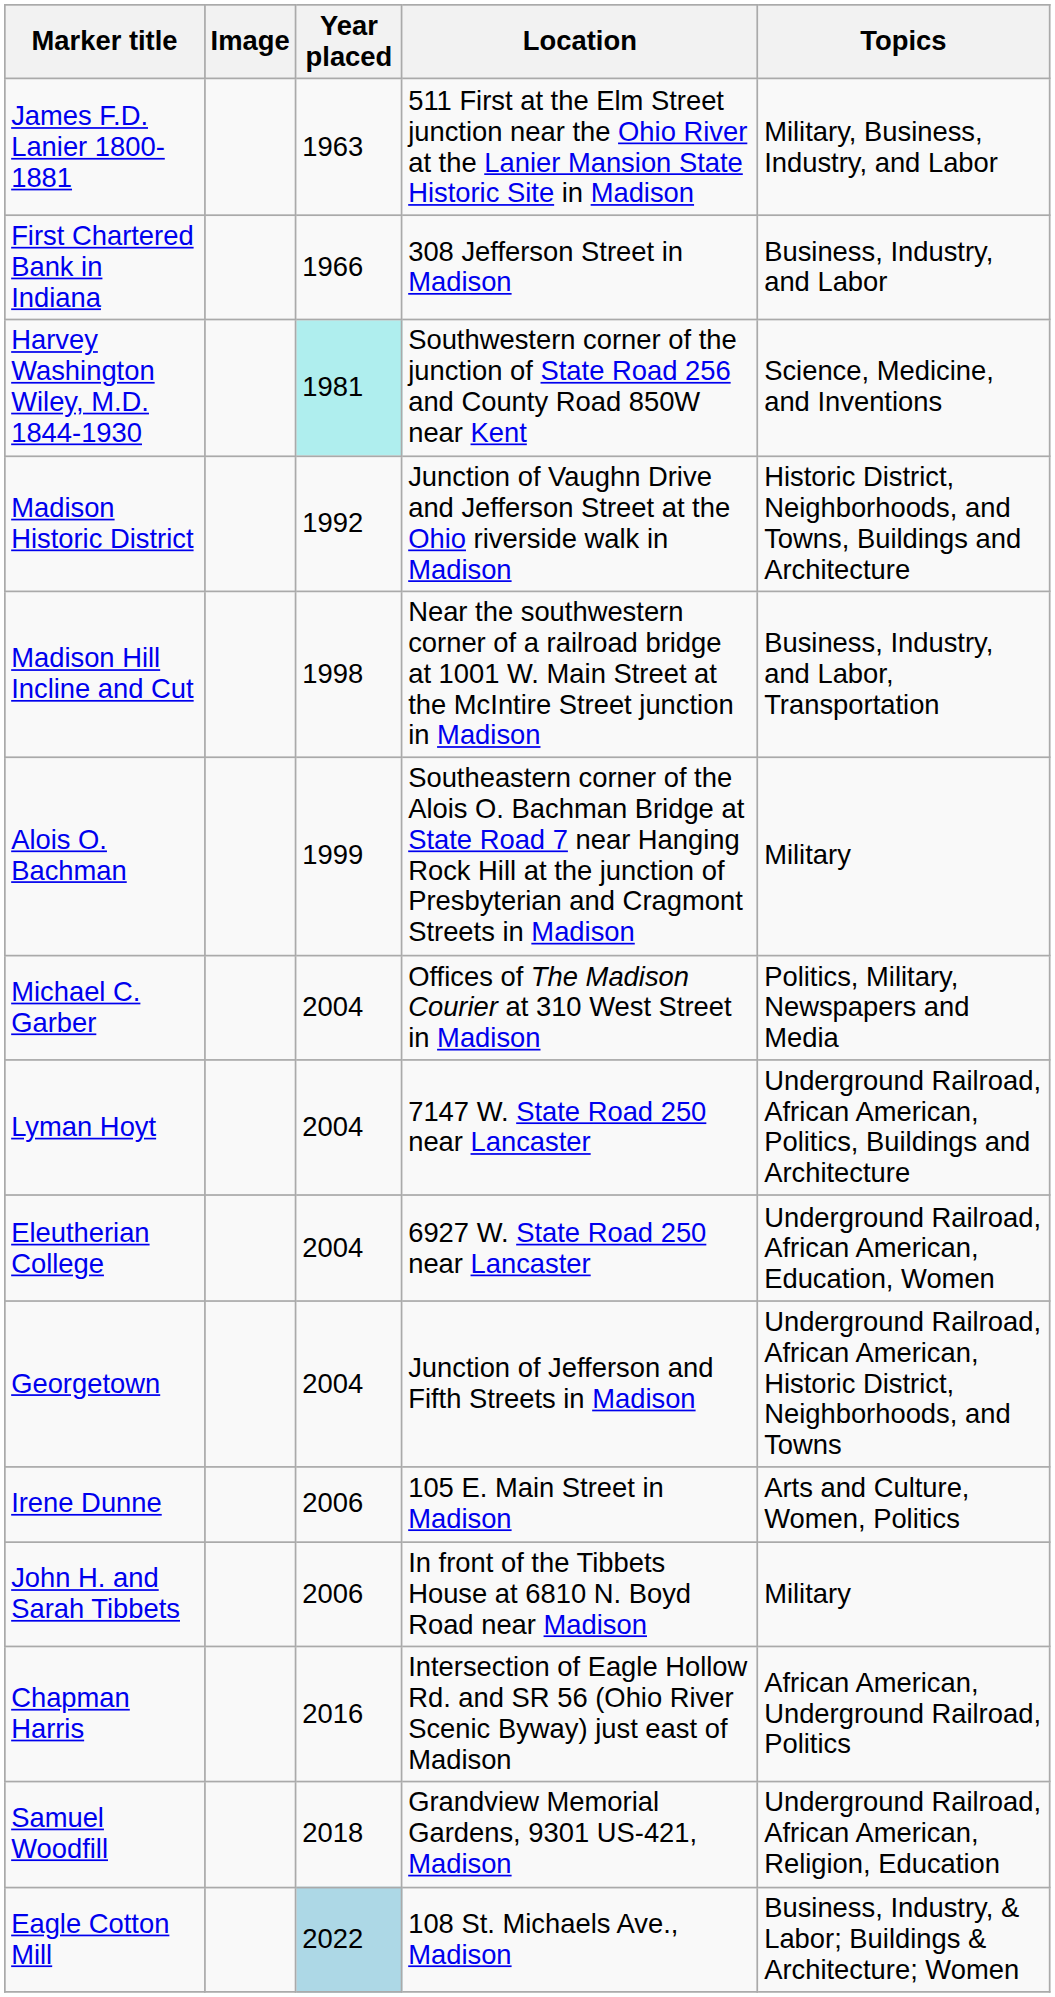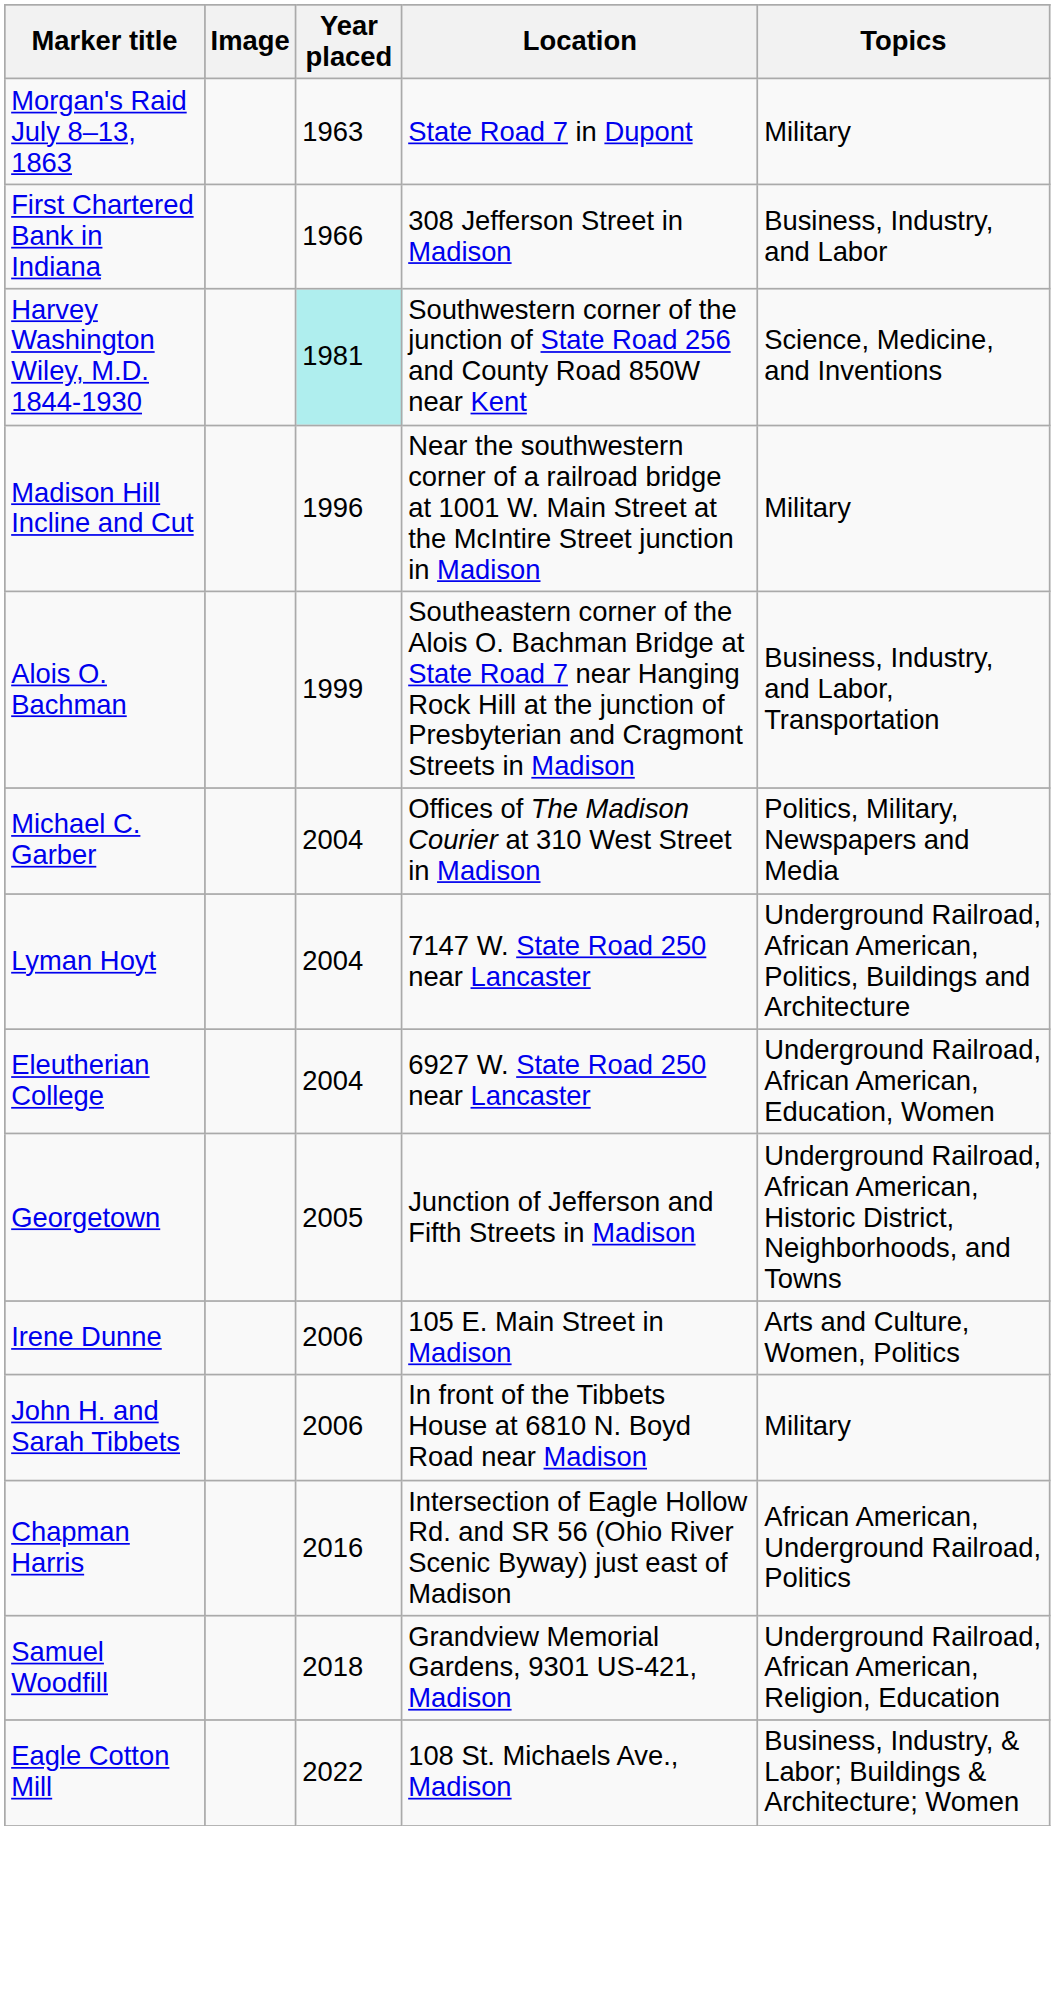+ row: (99, 131)
- row: (88, 146)
- row: (102, 522)
(333, 674) 1998 -> (333, 507) 1996
(879, 674) Business, Industry, and Labor, Transportation -> (807, 507) Military
(807, 855) Military -> (879, 689) Business, Industry, and Labor, Transportation
(333, 1383) 2004 -> (333, 1216) 2005
(333, 1939) lightblue background -> (333, 1772) no background
